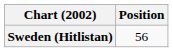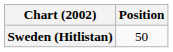(142, 36) 56 -> (142, 36) 50
